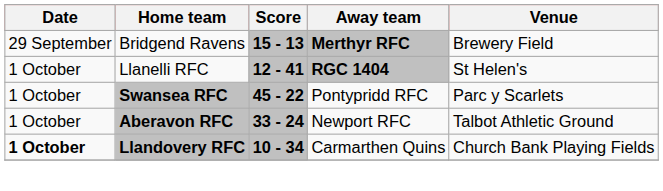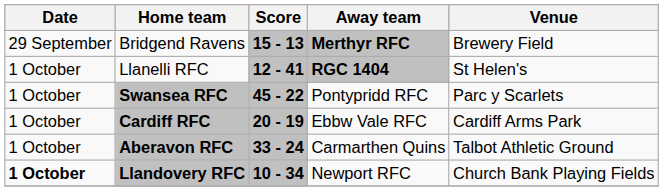+ row: (165, 121)
(361, 121) Newport RFC -> (378, 147) Carmarthen Quins
(378, 147) Carmarthen Quins -> (361, 173) Newport RFC
